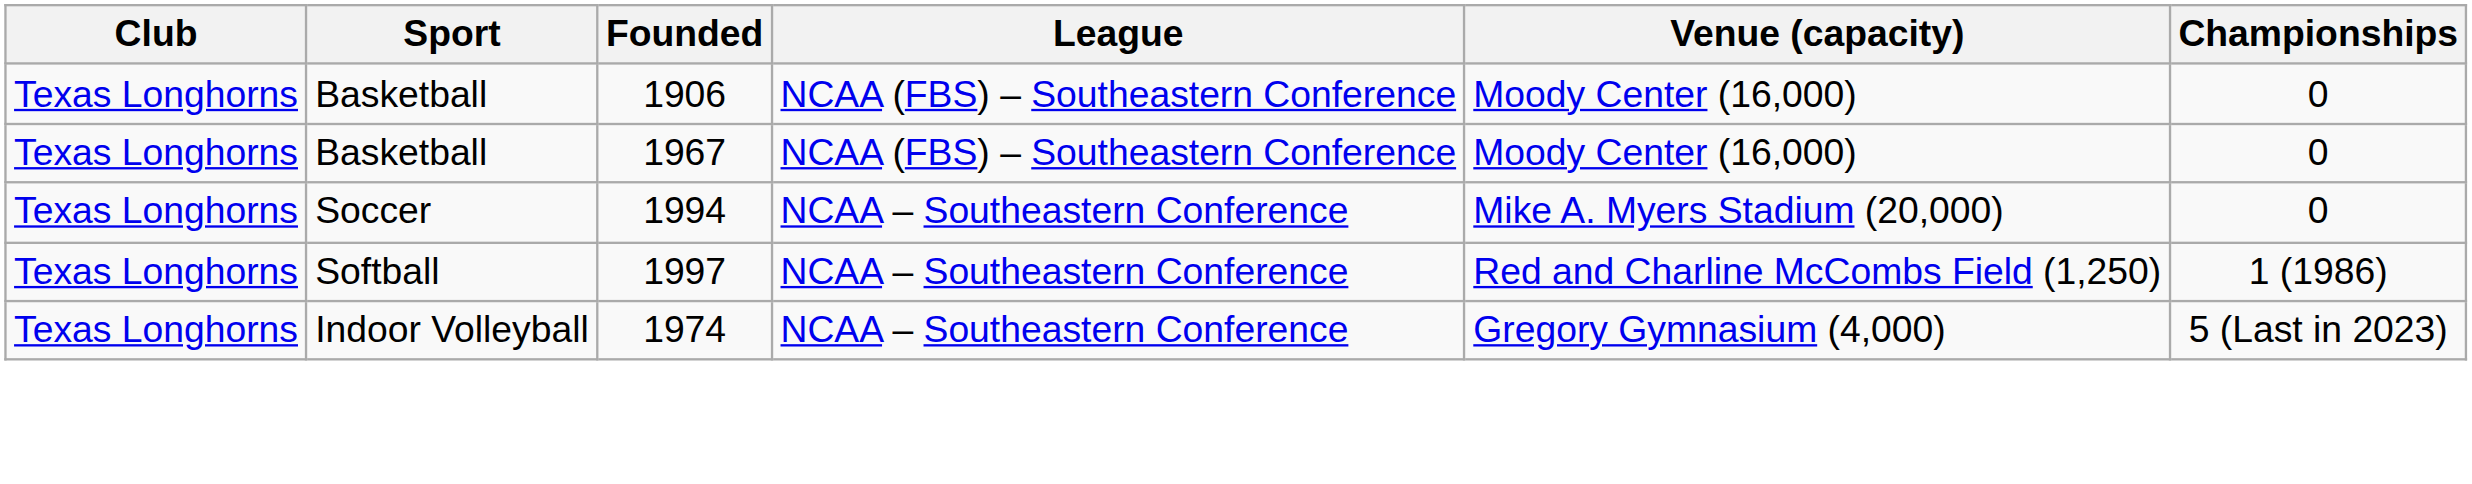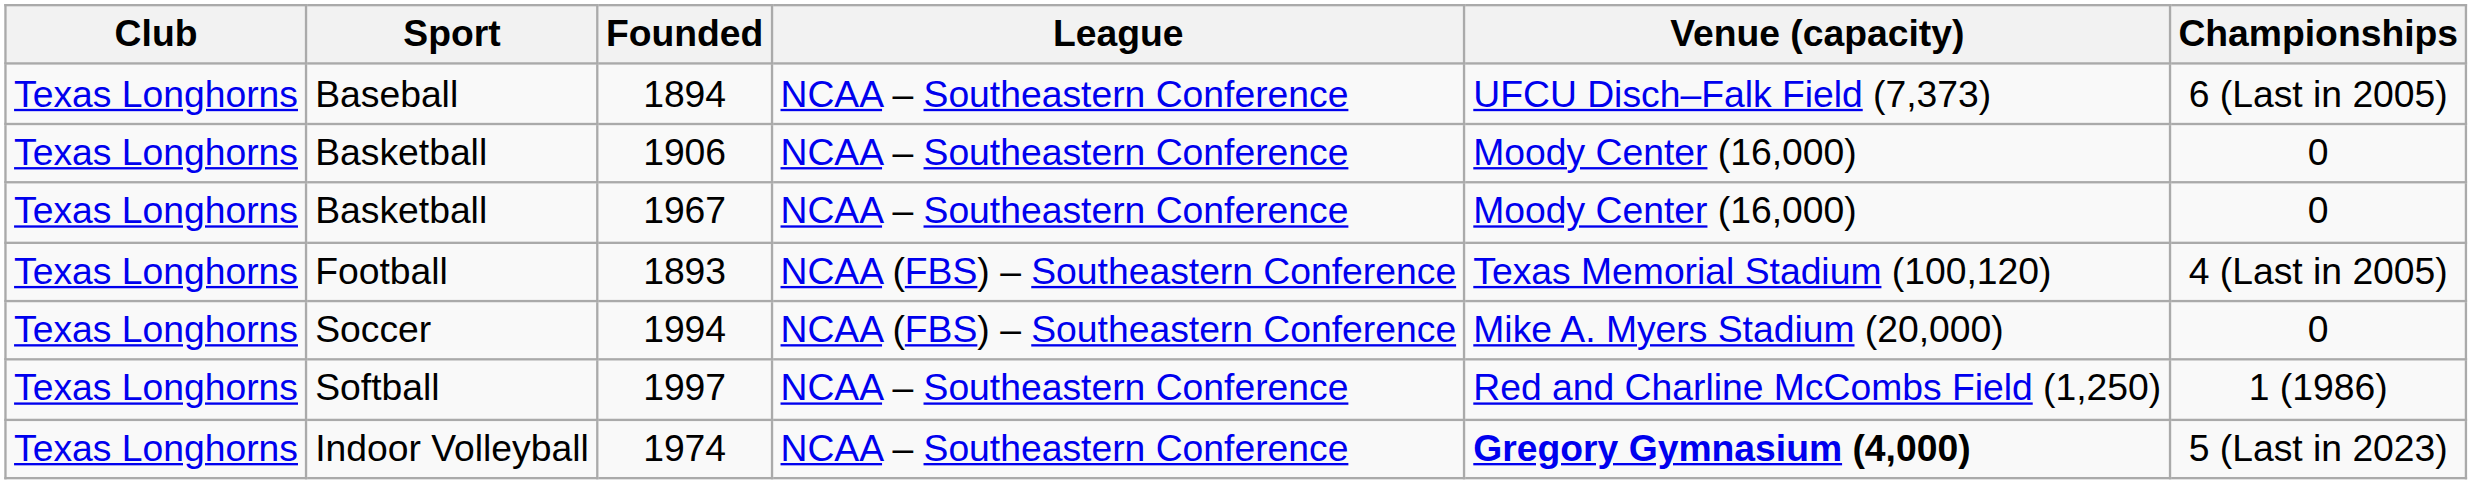+ row: (685, 93)
(1118, 93) NCAA (FBS) – Southeastern Conference -> (1064, 152) NCAA – Southeastern Conference
(1118, 152) NCAA (FBS) – Southeastern Conference -> (1064, 211) NCAA – Southeastern Conference
+ row: (685, 270)
(1064, 211) NCAA – Southeastern Conference -> (1118, 329) NCAA (FBS) – Southeastern Conference
(1709, 329) normal -> (1722, 447) bold
